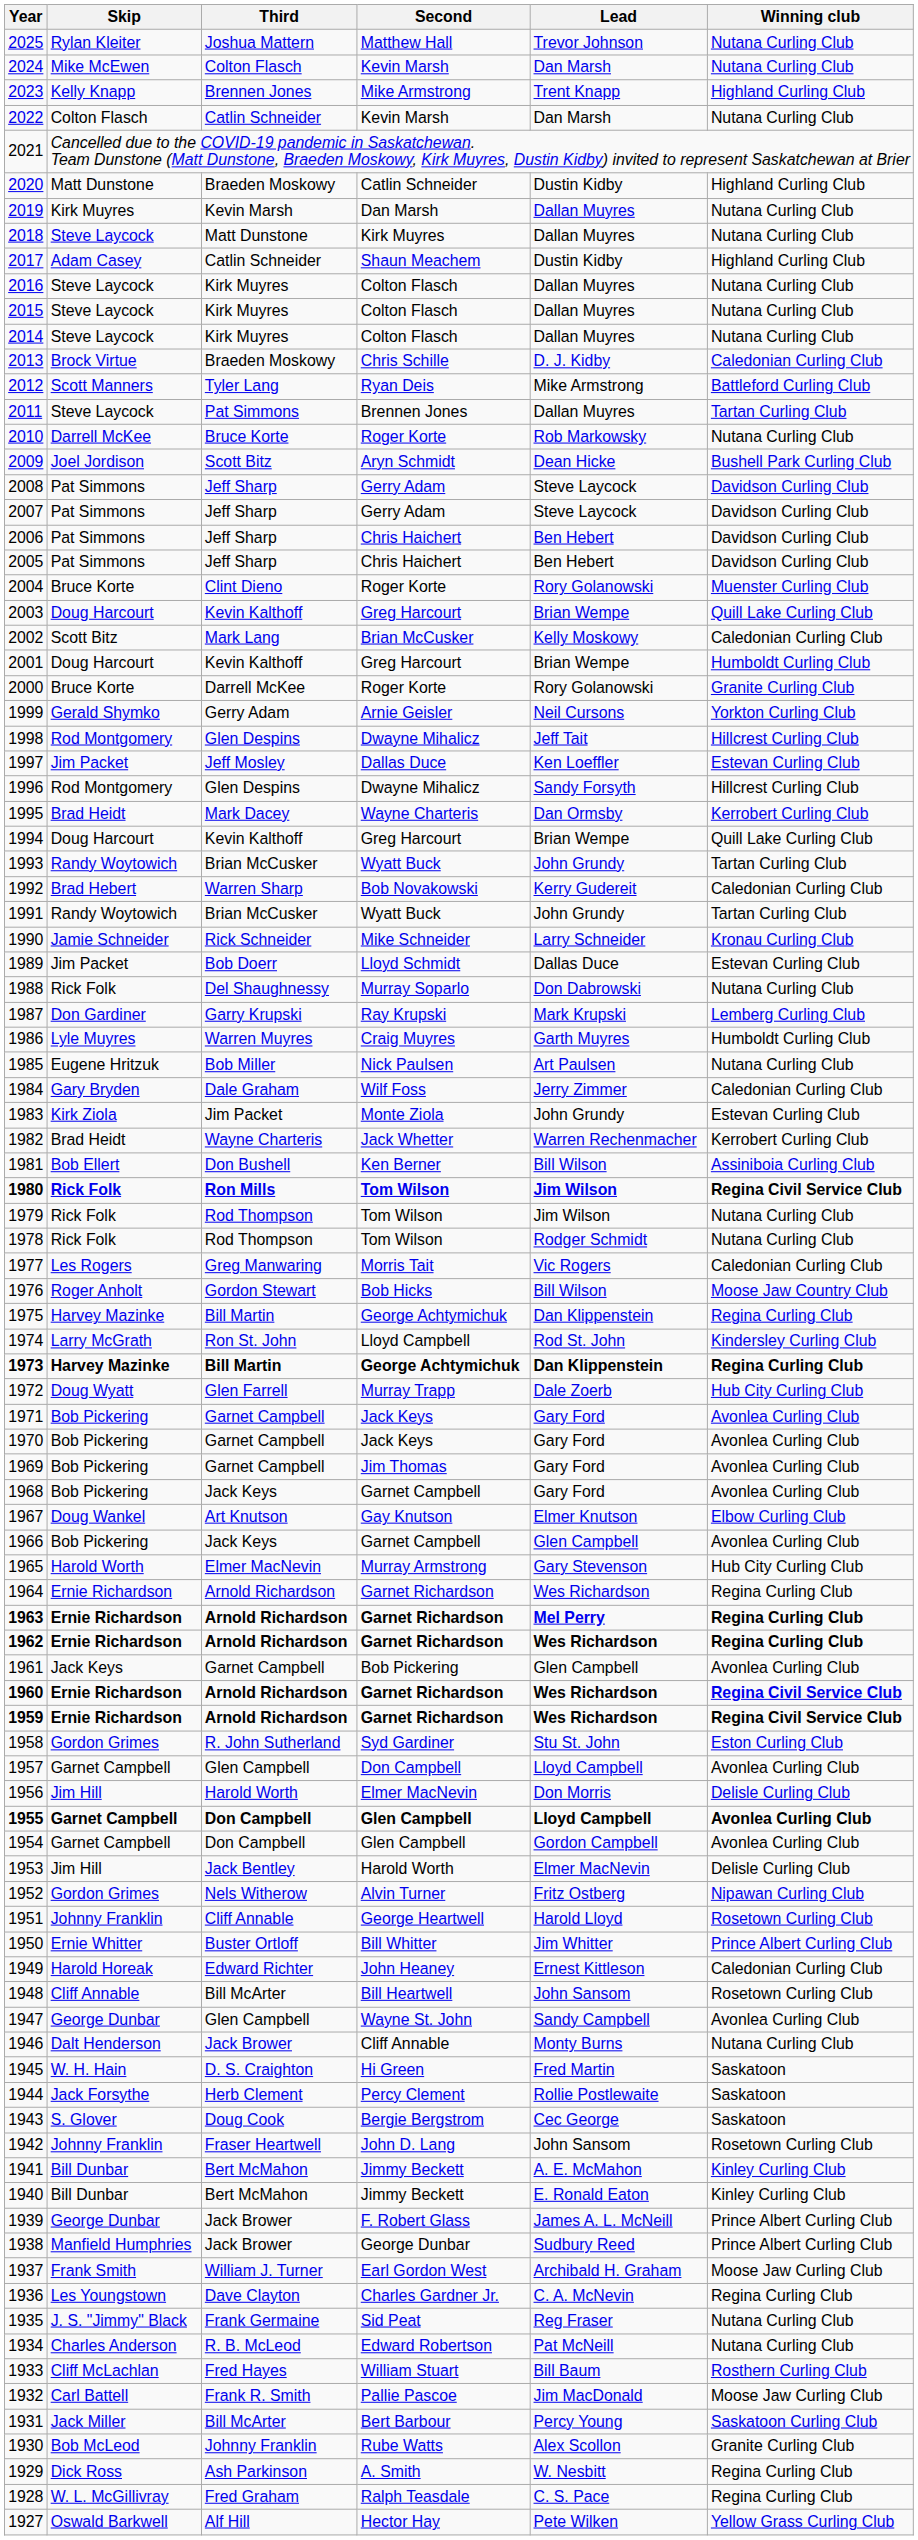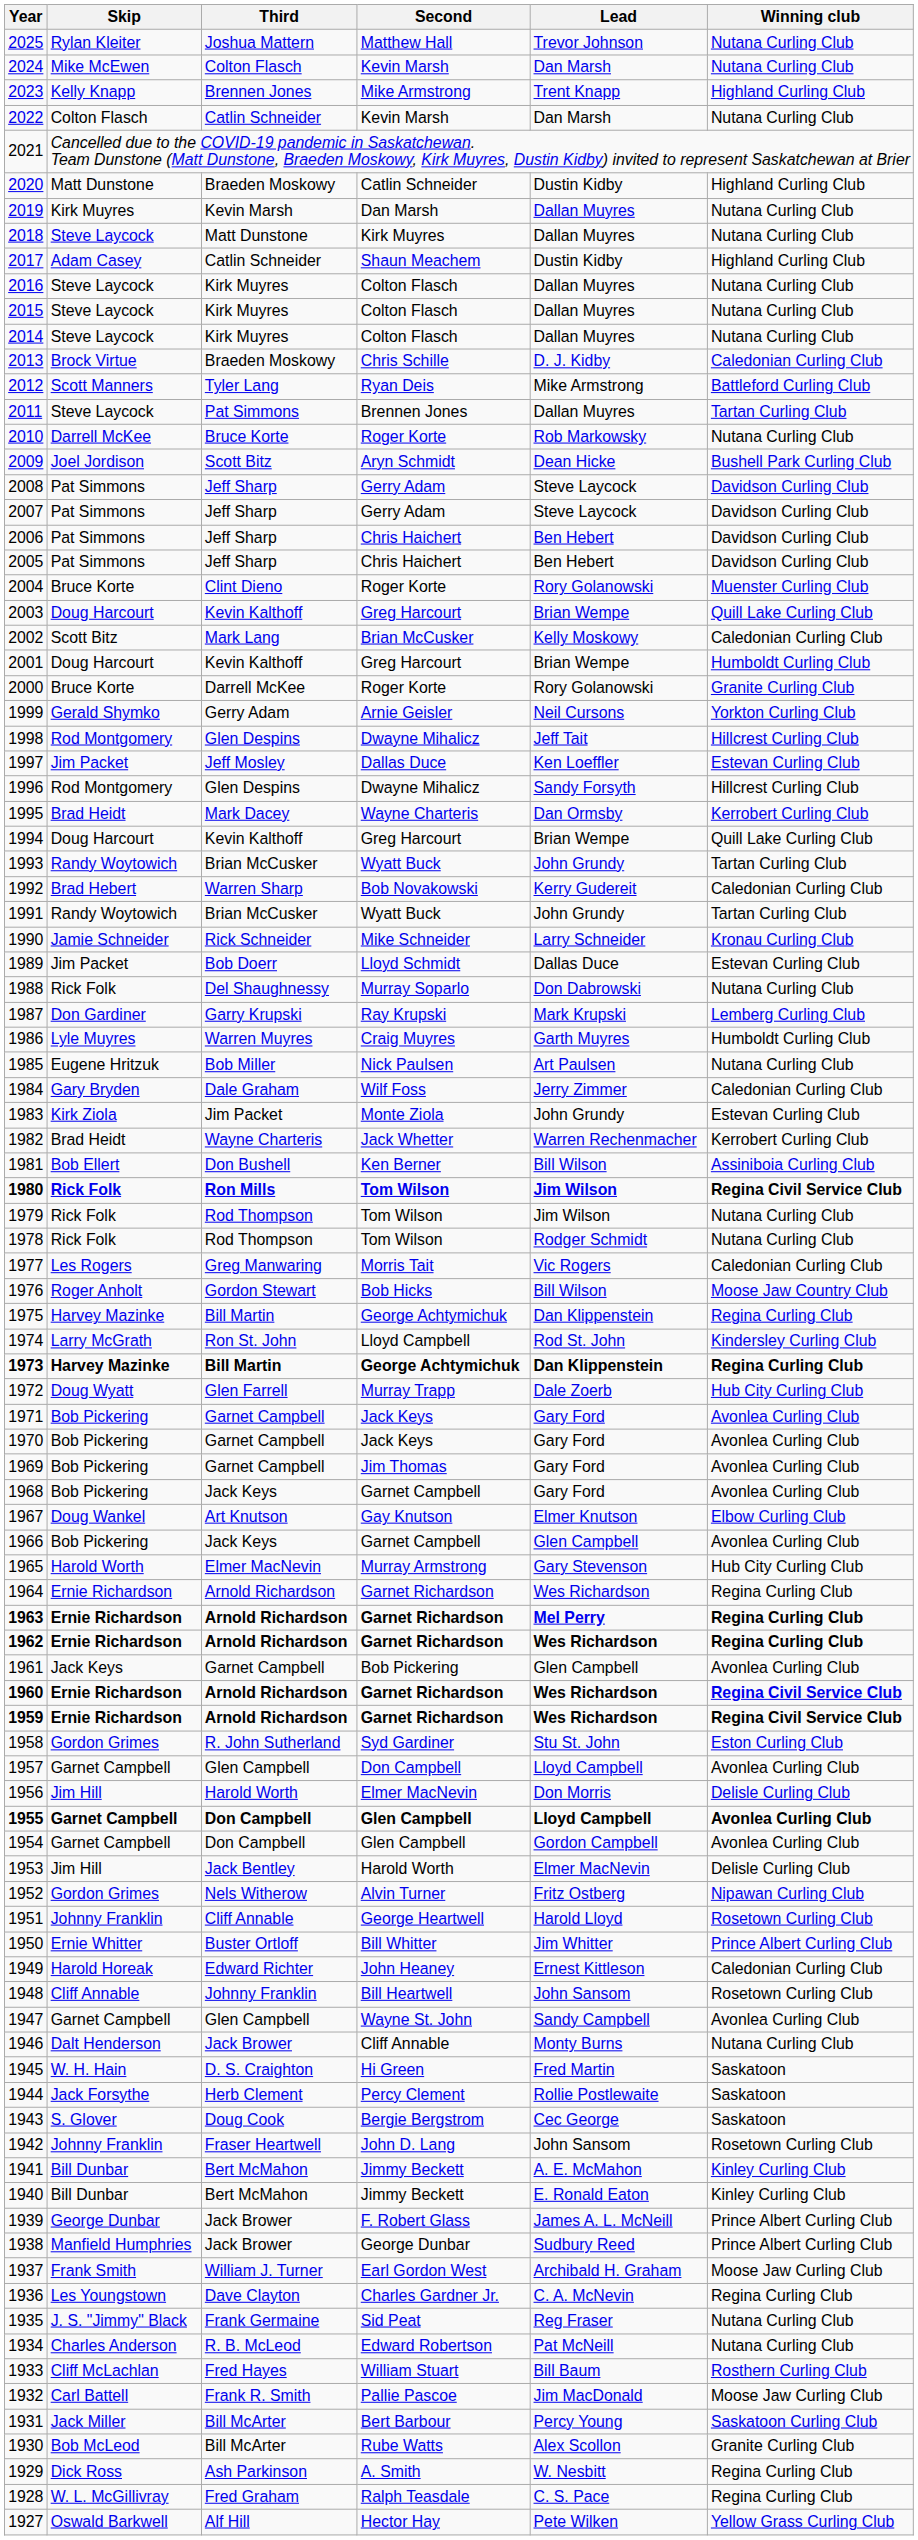(245, 1994) Bill McArter -> (261, 1994) Johnny Franklin
(105, 2019) George Dunbar -> (111, 2019) Garnet Campbell
(261, 2446) Johnny Franklin -> (245, 2446) Bill McArter
